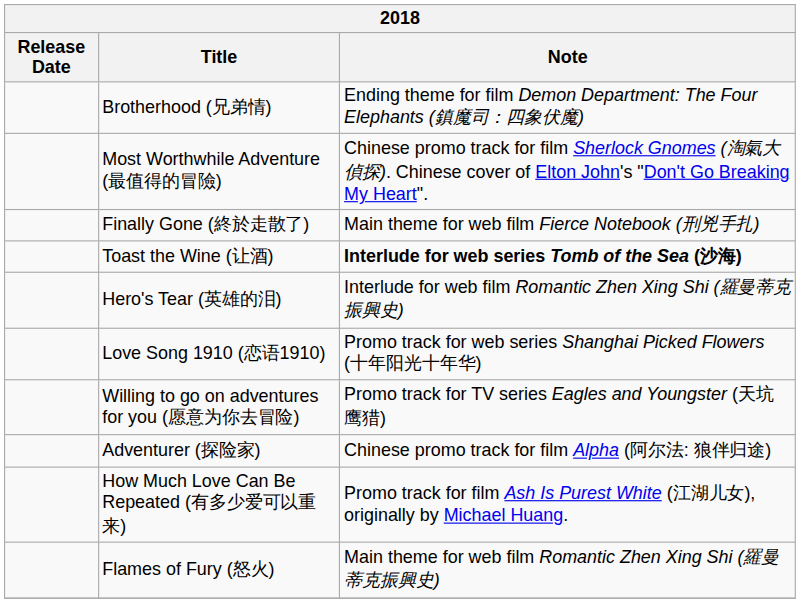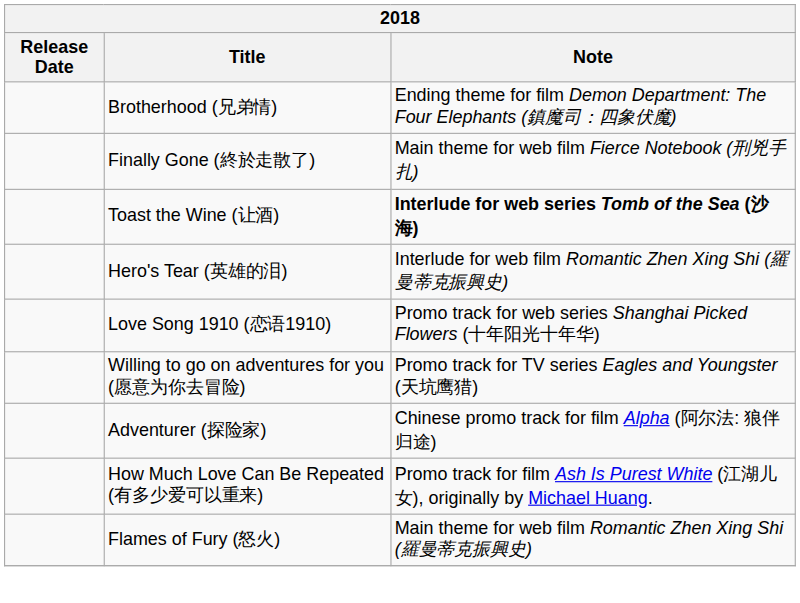- row: (211, 170)
